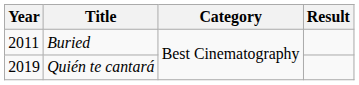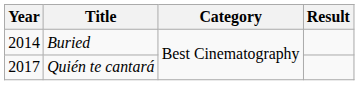(24, 42) 2011 -> (24, 42) 2014
(24, 67) 2019 -> (24, 67) 2017
